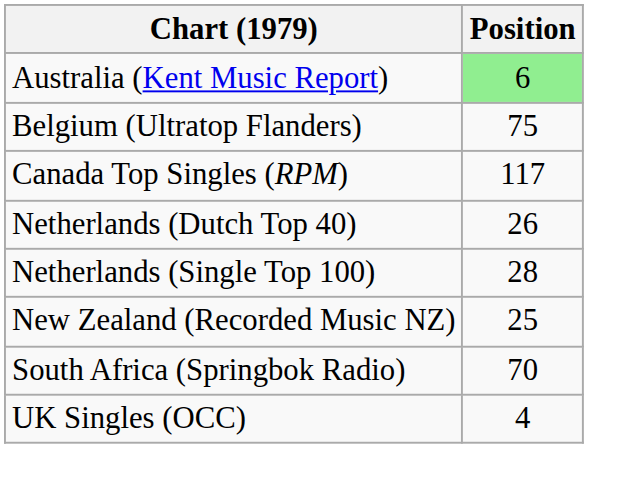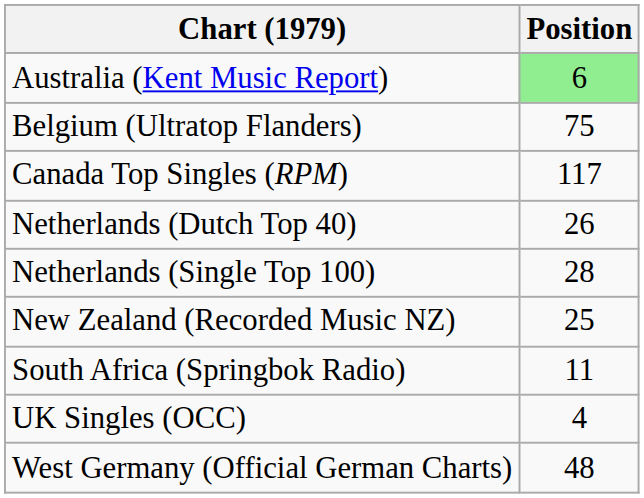(523, 369) 70 -> (579, 369) 11
+ row: (262, 467)
